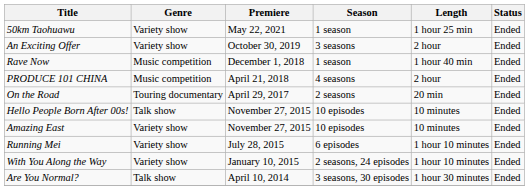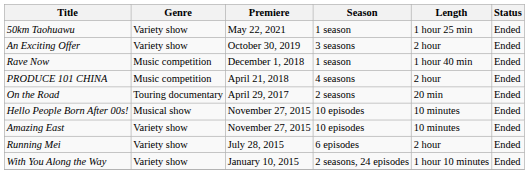(155, 111) Talk show -> (162, 111) Musical show
(451, 144) 1 hour 10 minutes -> (427, 144) 2 hour
- row: (43, 177)
